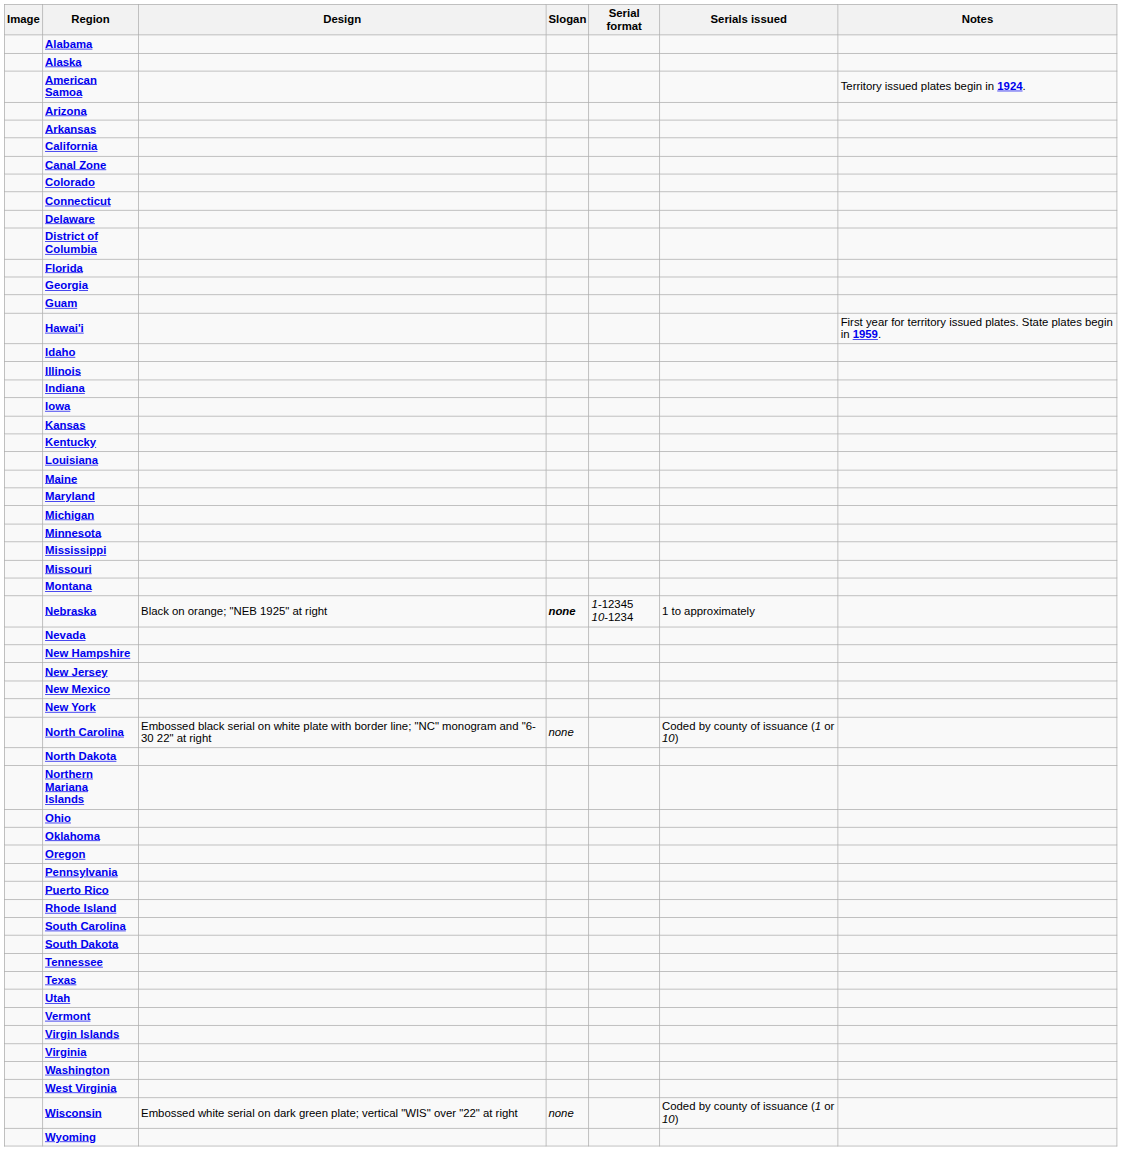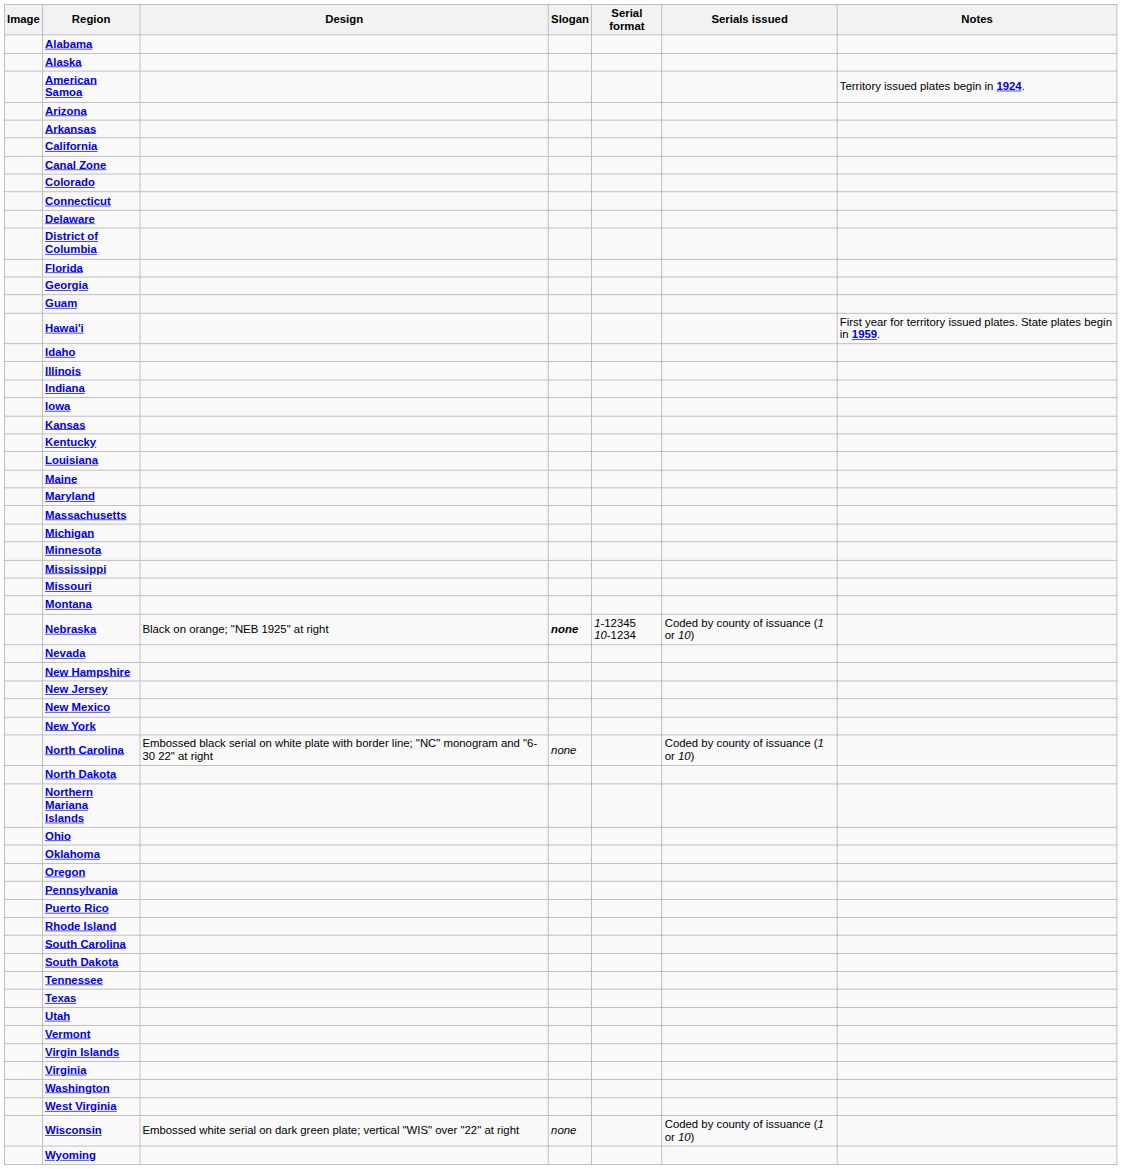+ row: (86, 515)
(708, 611) 1 to approximately -> (744, 629) Coded by county of issuance (1 or 10)
